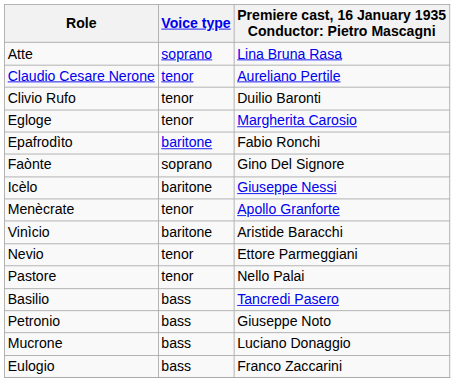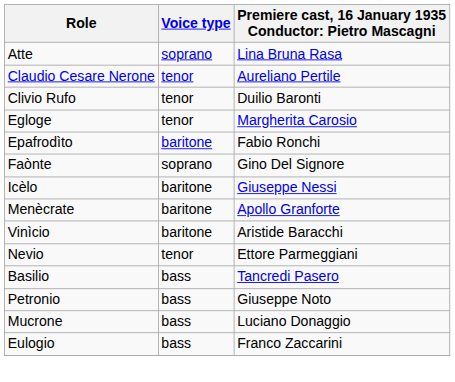(177, 210) tenor -> (187, 210) baritone
- row: (32, 277)
